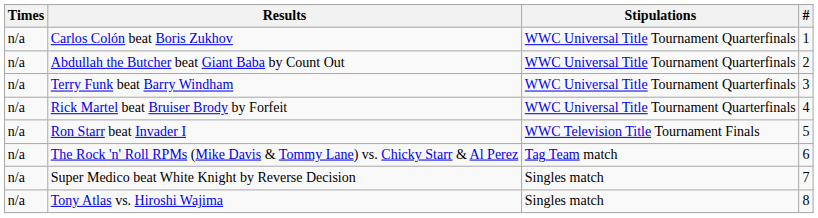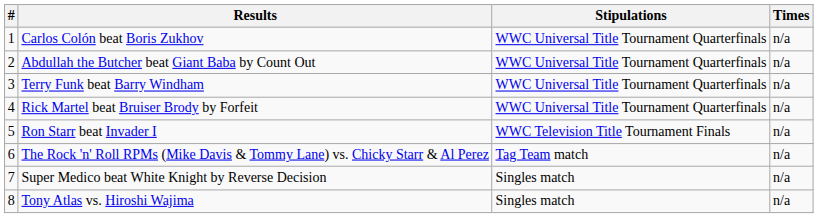columns swapped: (806, 15) <-> (26, 15)
